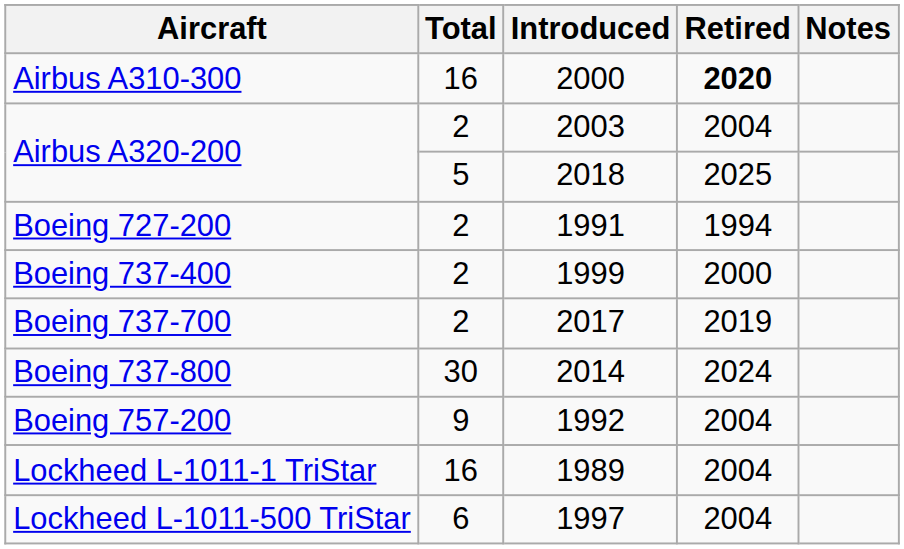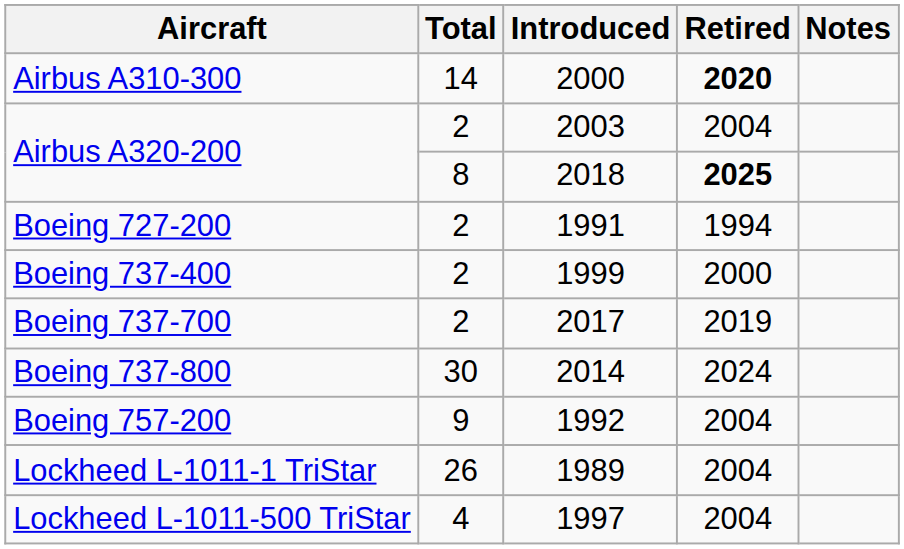(461, 77) 16 -> (461, 77) 14
(461, 175) 5 -> (461, 175) 8
(738, 175) normal -> (738, 175) bold
(461, 469) 16 -> (461, 469) 26
(461, 518) 6 -> (461, 518) 4
